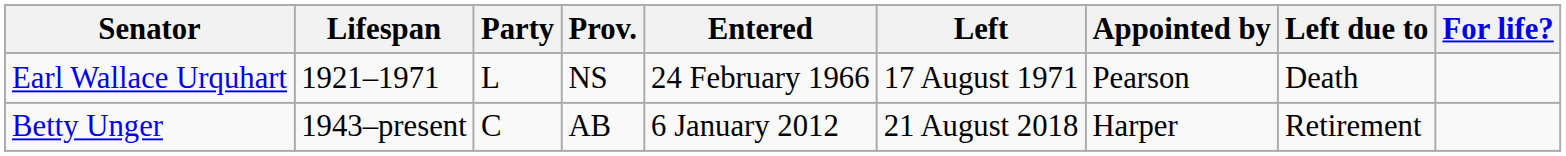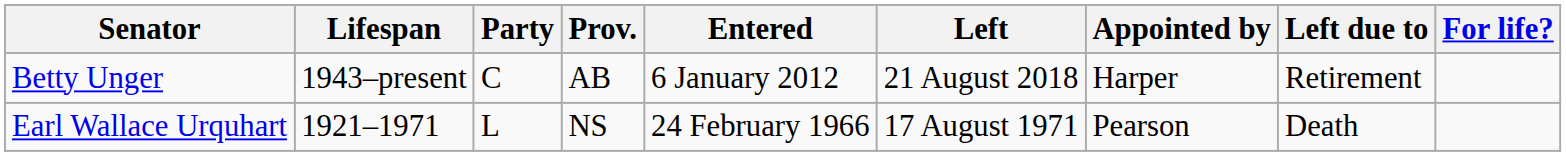rows swapped: (88, 126) <-> (150, 77)
